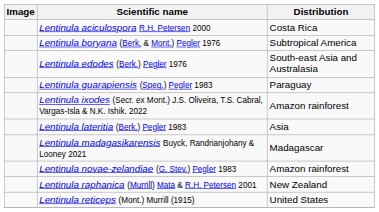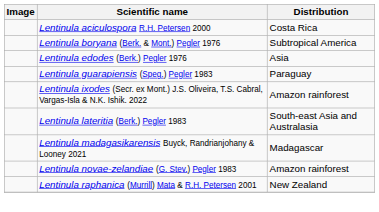(313, 64) South-east Asia and Australasia -> (279, 58) Asia
(279, 127) Asia -> (313, 121) South-east Asia and Australasia
- row: (117, 199)
